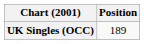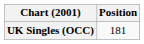(118, 30) 189 -> (118, 30) 181
